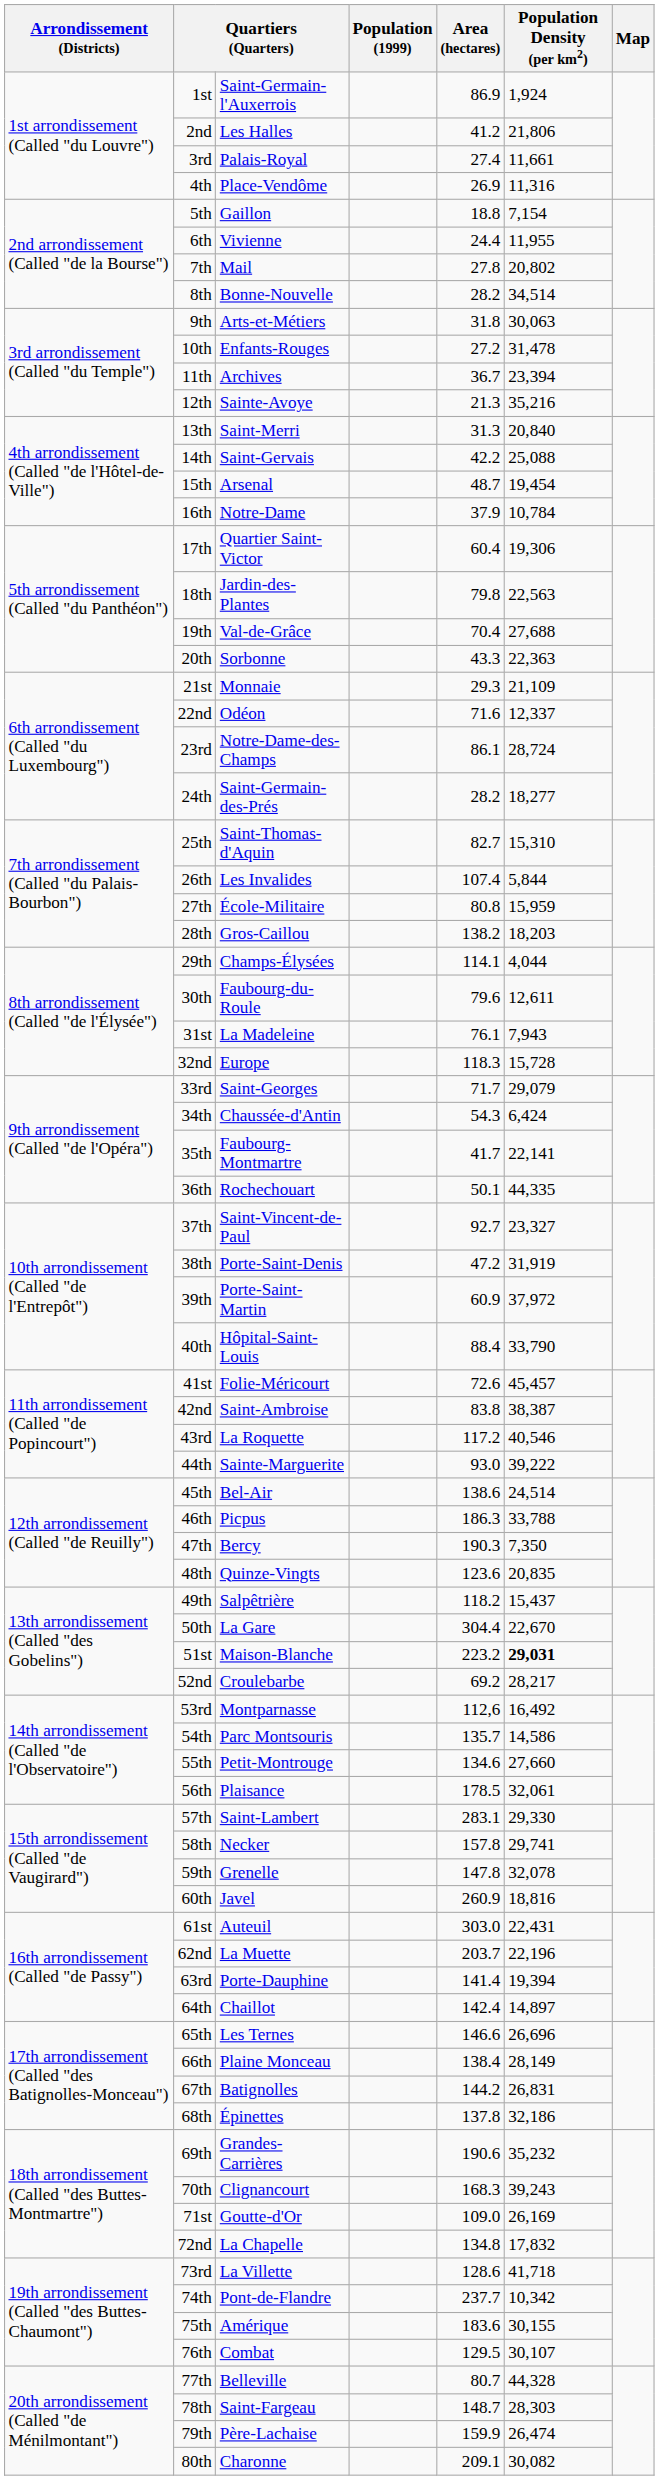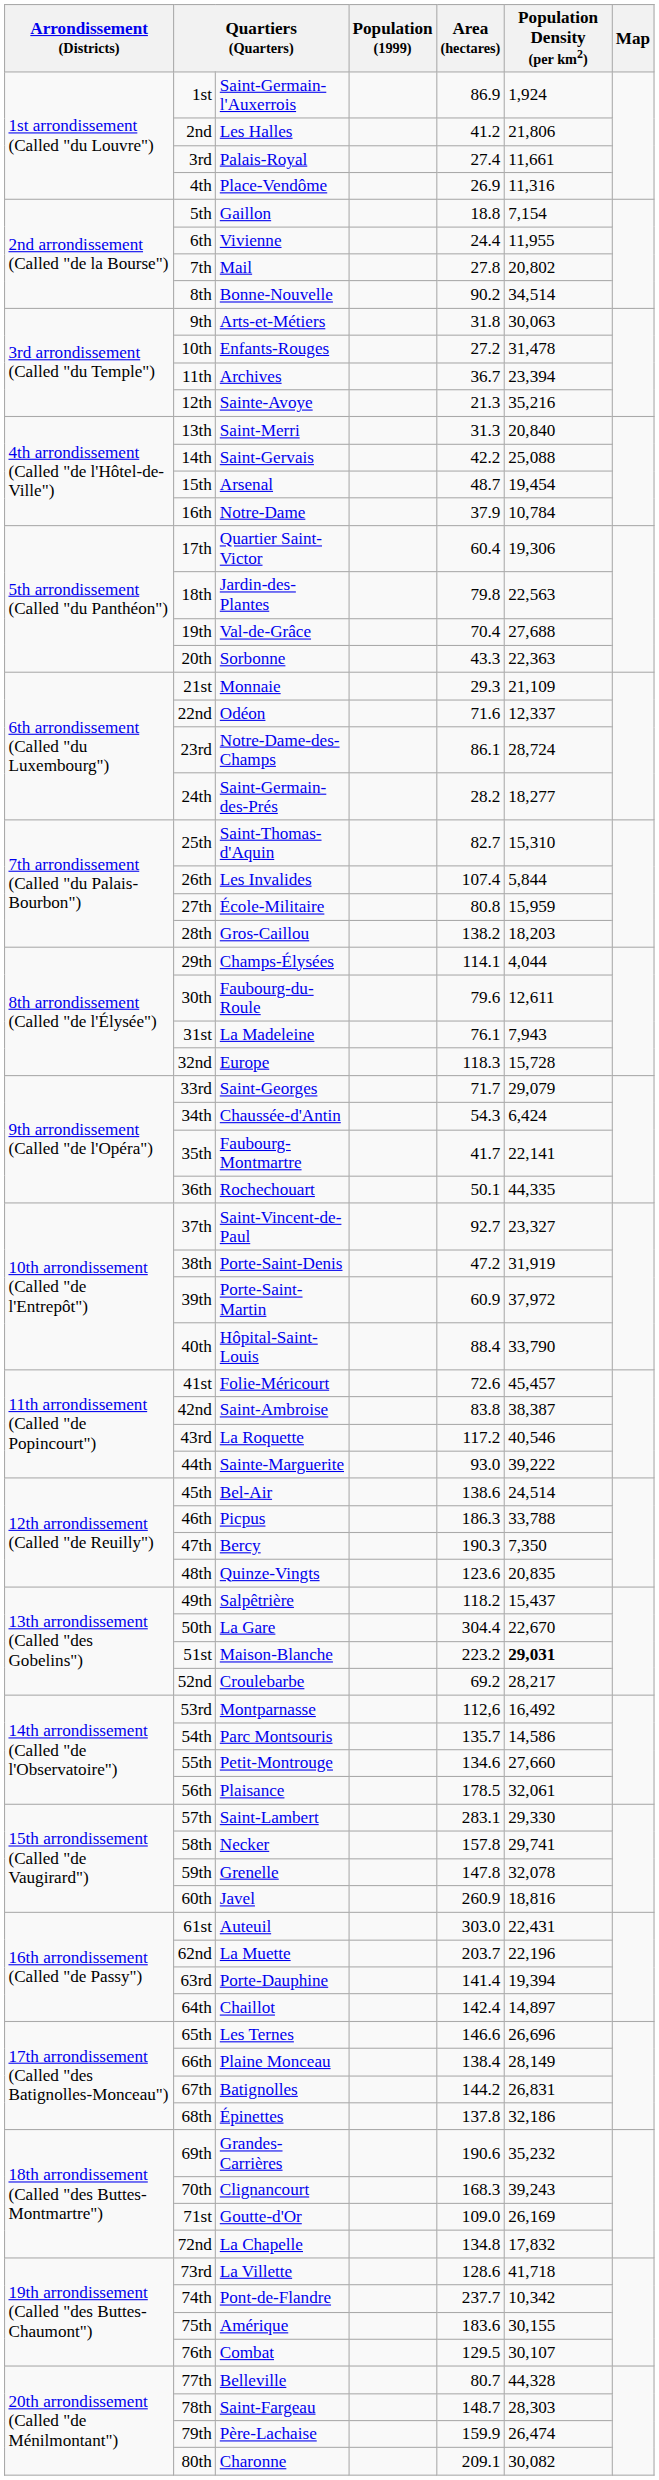(485, 294) 28.2 -> (485, 294) 90.2
